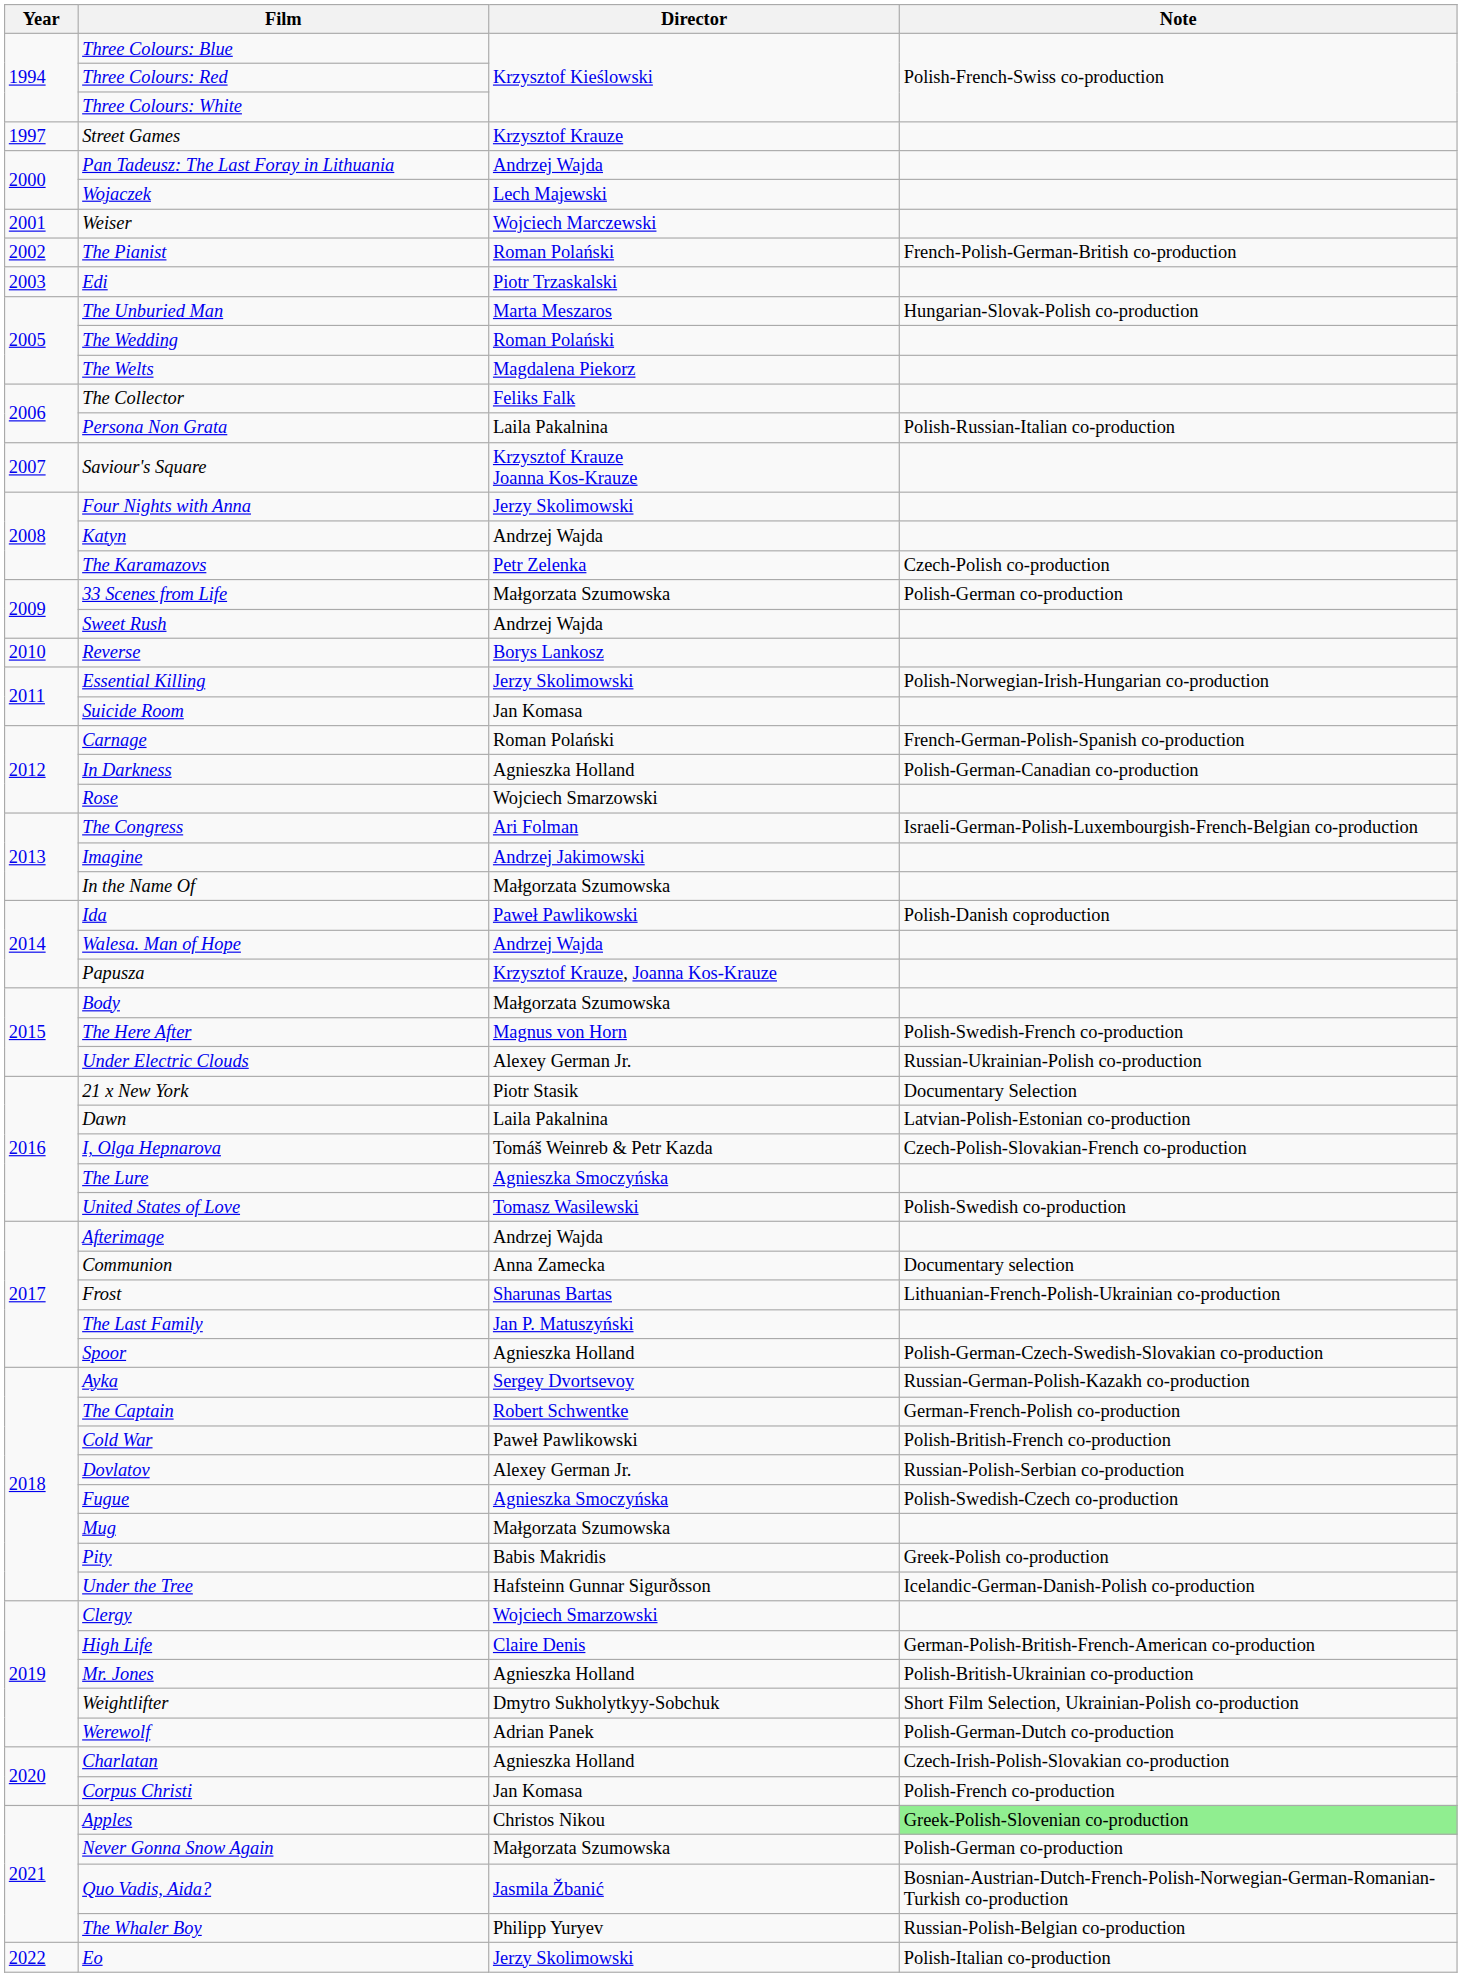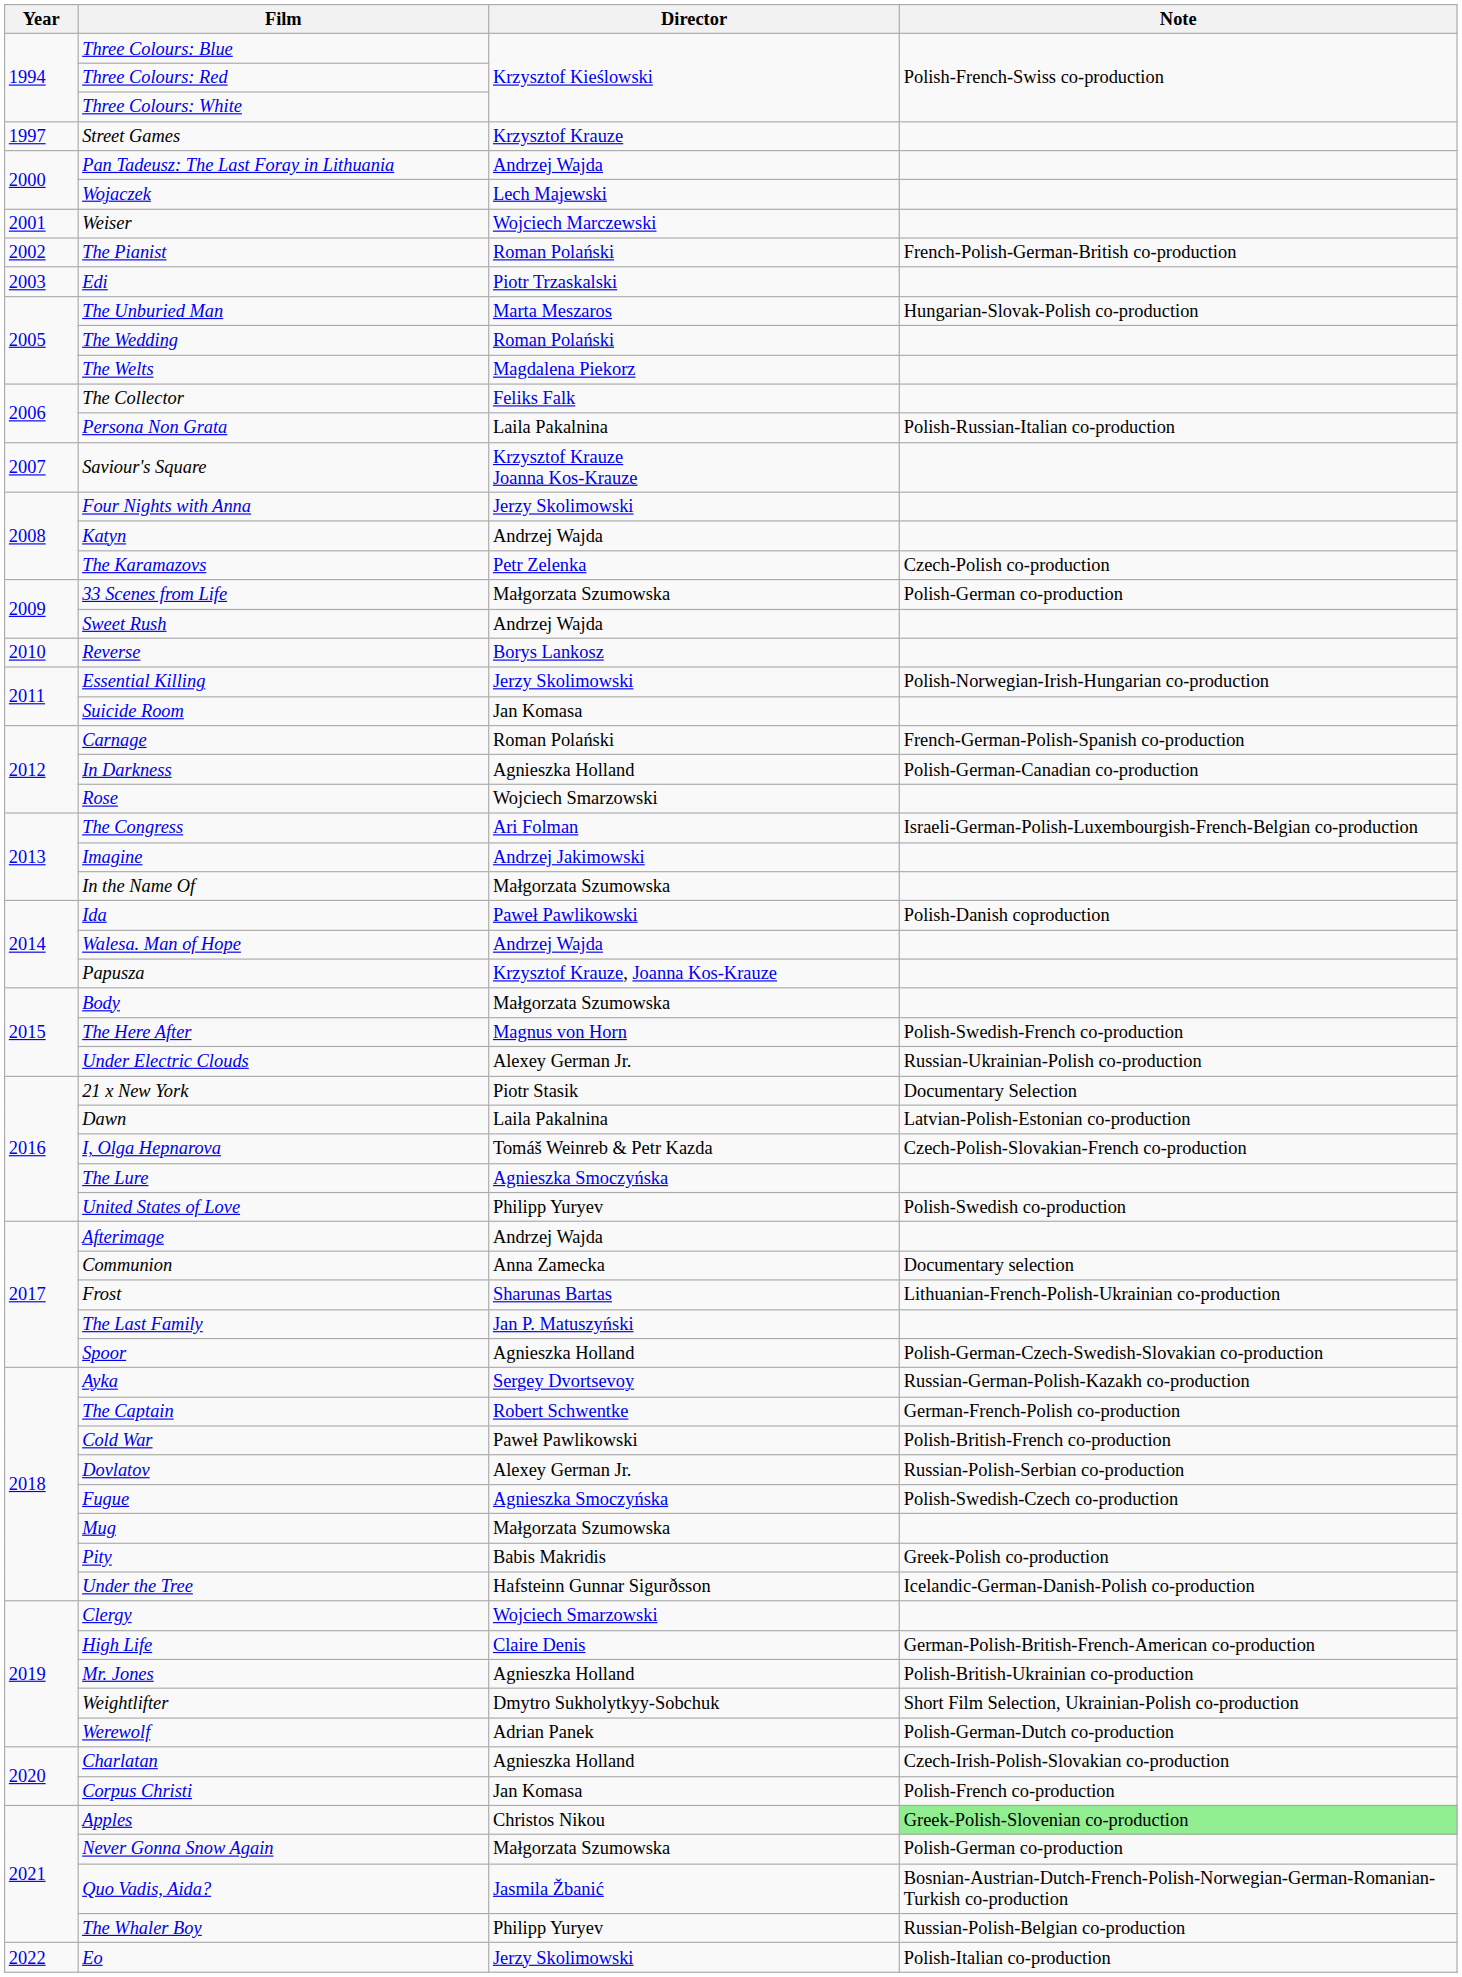(566, 1207) Tomasz Wasilewski -> (548, 1207) Philipp Yuryev
